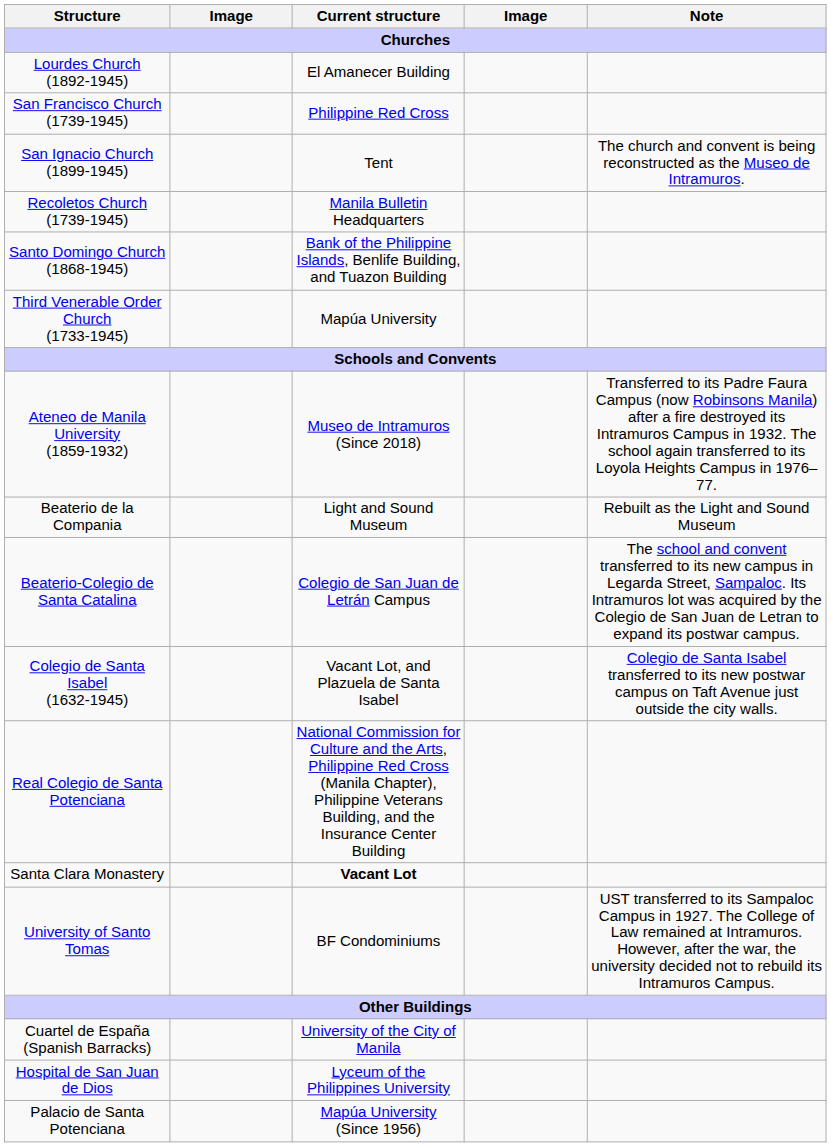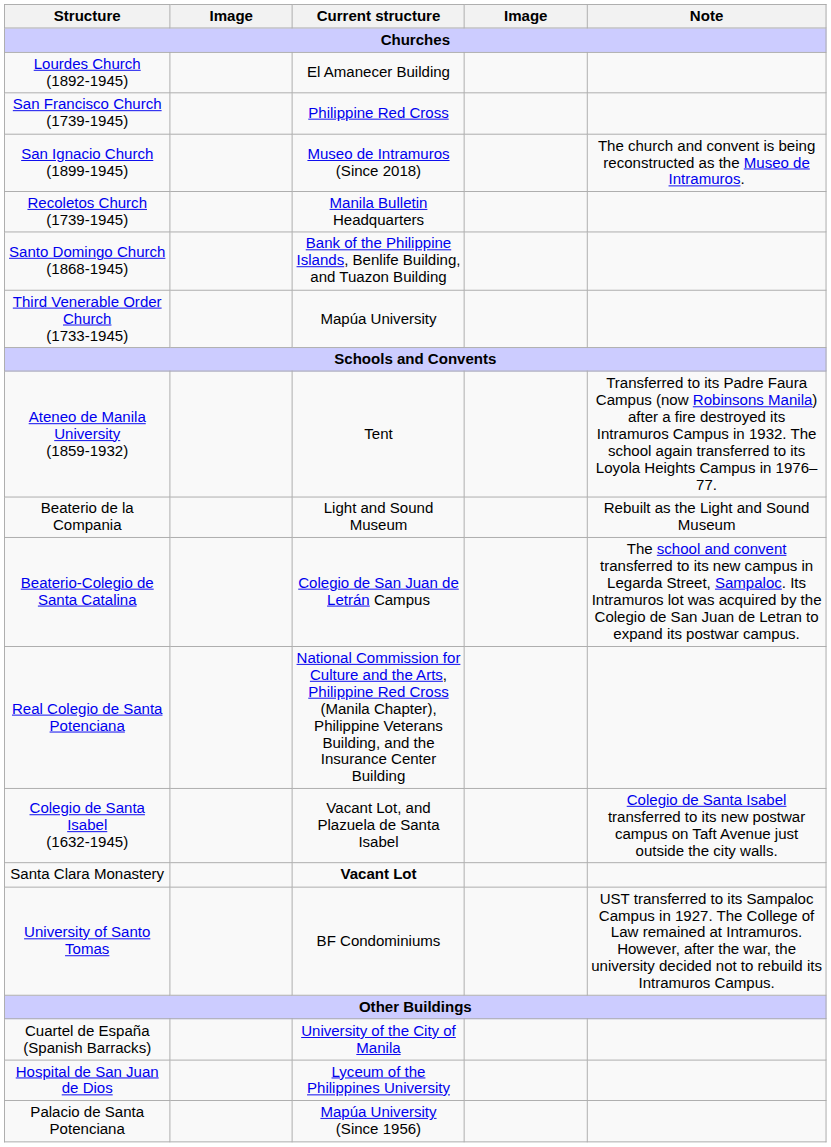(378, 162) Tent -> (378, 162) Museo de Intramuros (Since 2018)
(378, 434) Museo de Intramuros (Since 2018) -> (378, 434) Tent
rows swapped: (87, 683) <-> (87, 791)
